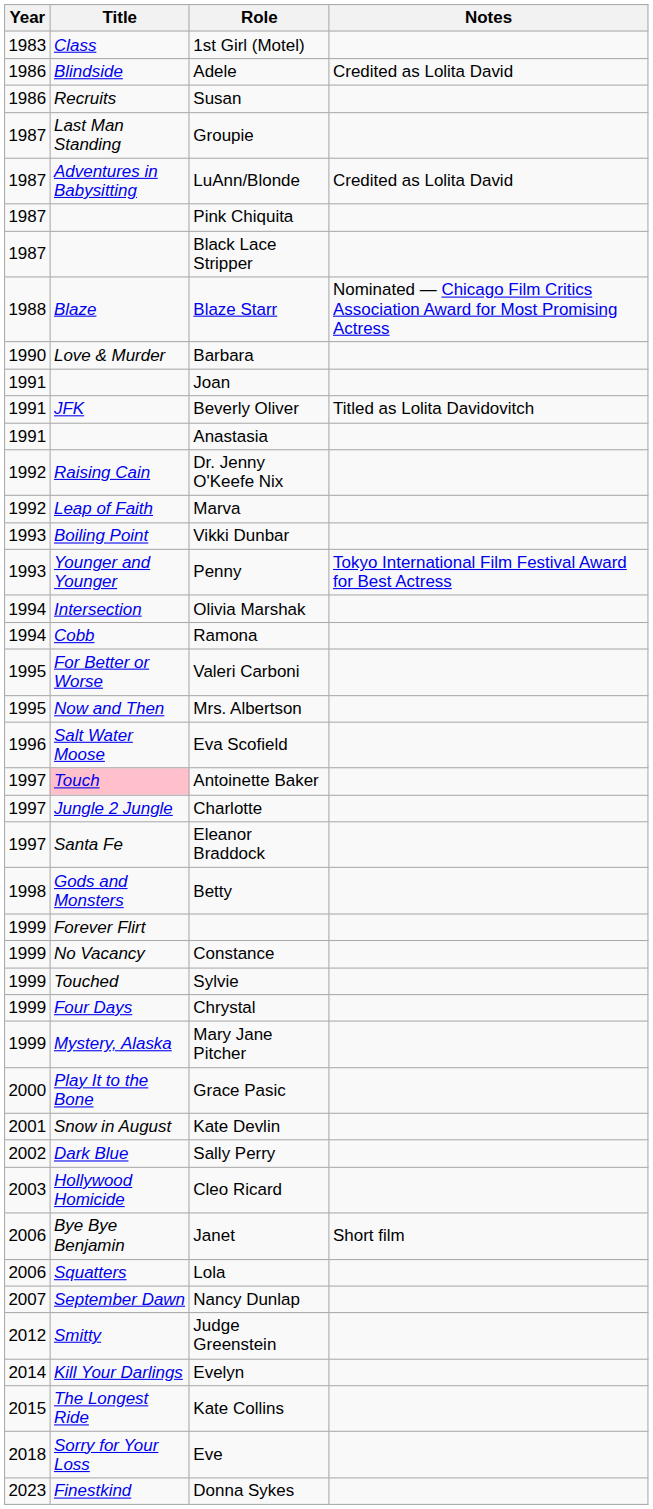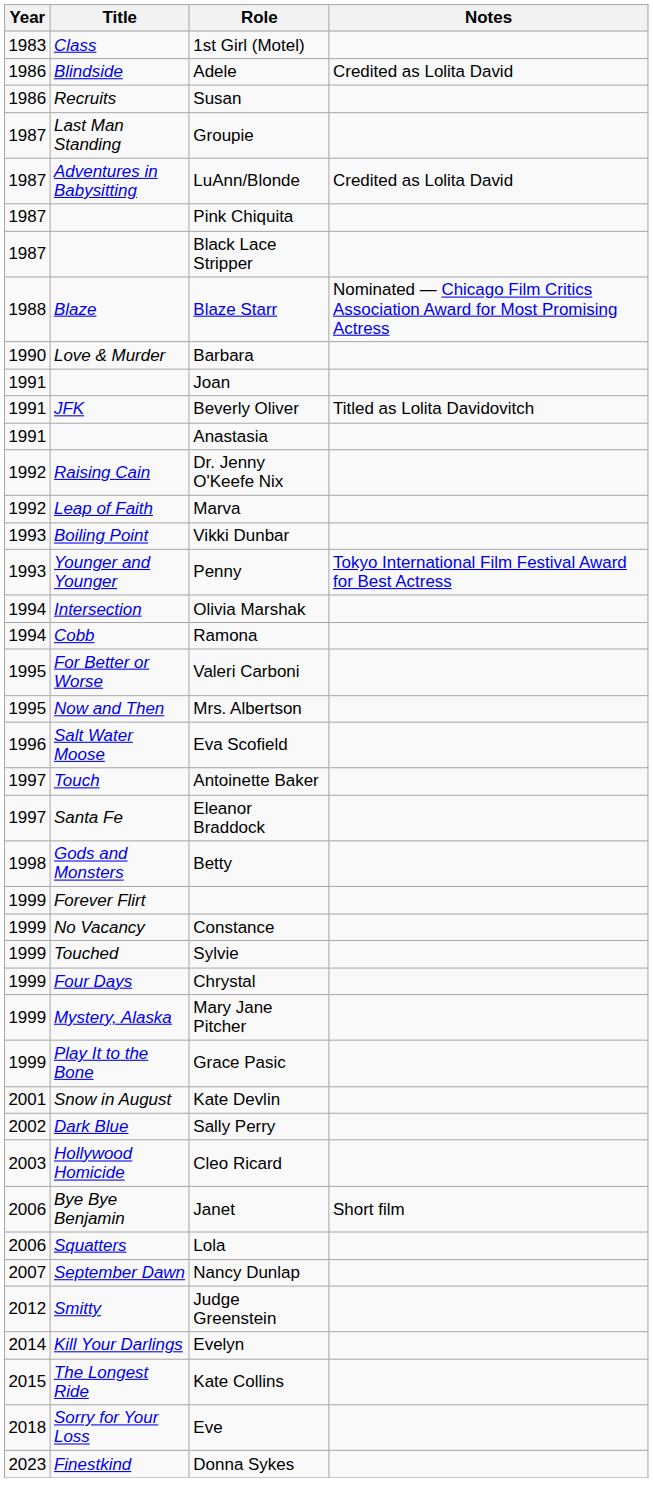(77, 781) pink background -> (77, 781) no background
- row: (228, 808)
(27, 1090) 2000 -> (27, 1063) 1999
